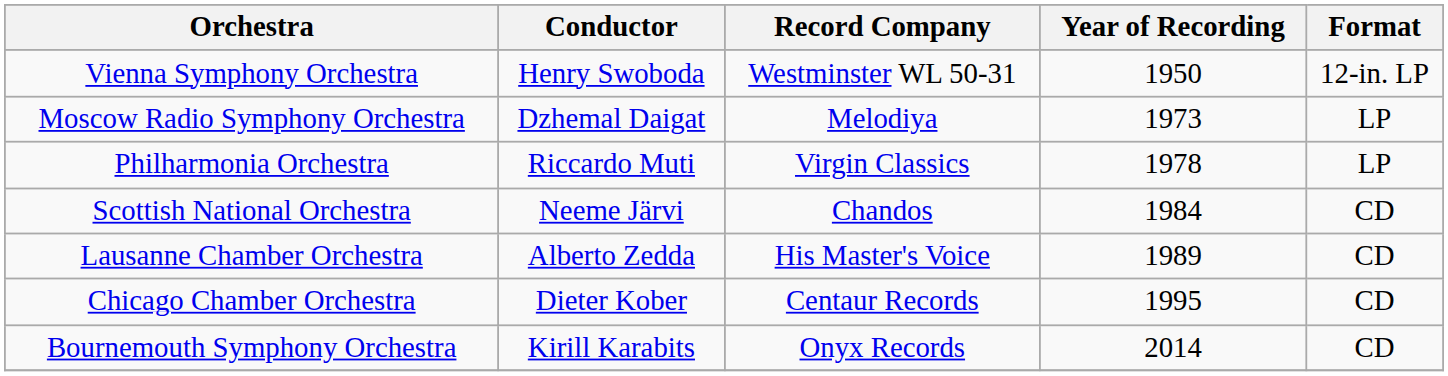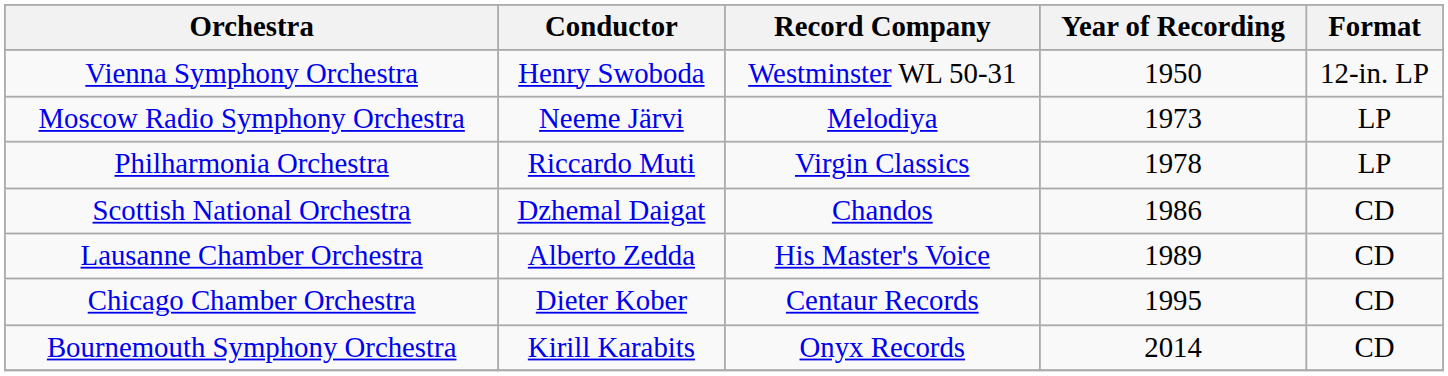(611, 118) Dzhemal Daigat -> (611, 118) Neeme Järvi
(611, 210) Neeme Järvi -> (611, 210) Dzhemal Daigat
(1173, 210) 1984 -> (1173, 210) 1986
